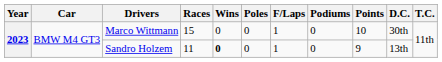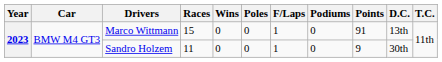(361, 30) 10 -> (361, 30) 91
(399, 30) 30th -> (399, 30) 13th
(218, 48) bold -> (218, 48) normal
(399, 48) 13th -> (399, 48) 30th
